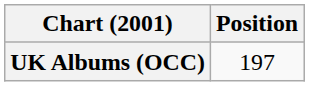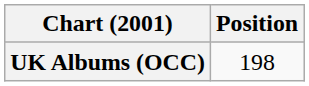(257, 61) 197 -> (257, 61) 198
